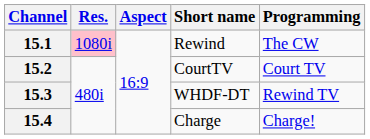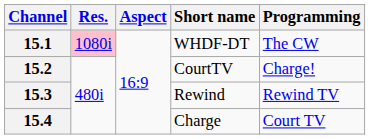(200, 43) Rewind -> (212, 43) WHDF-DT
(294, 69) Court TV -> (289, 69) Charge!
(212, 95) WHDF-DT -> (200, 95) Rewind
(289, 120) Charge! -> (294, 120) Court TV
